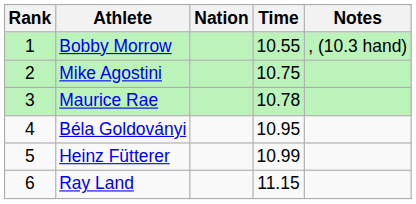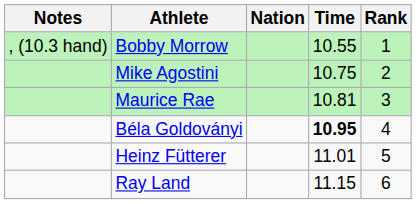columns swapped: (30, 18) <-> (358, 18)
(278, 101) 10.78 -> (335, 101) 10.81
(278, 128) normal -> (335, 128) bold
(278, 156) 10.99 -> (335, 156) 11.01
